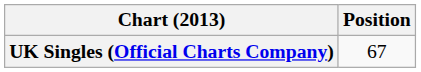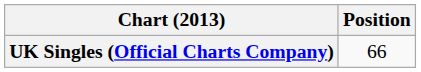(377, 51) 67 -> (377, 51) 66
